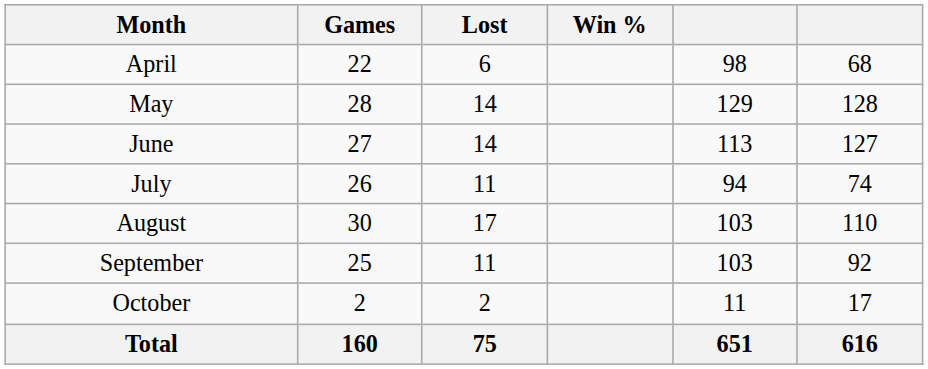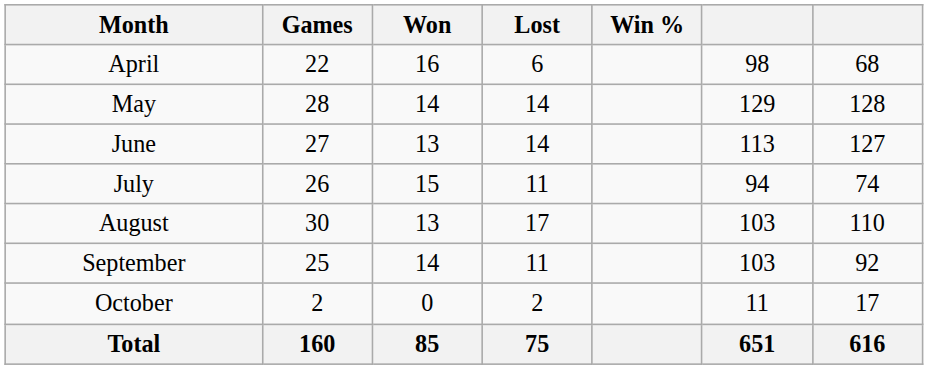+ column: (427, 24)
